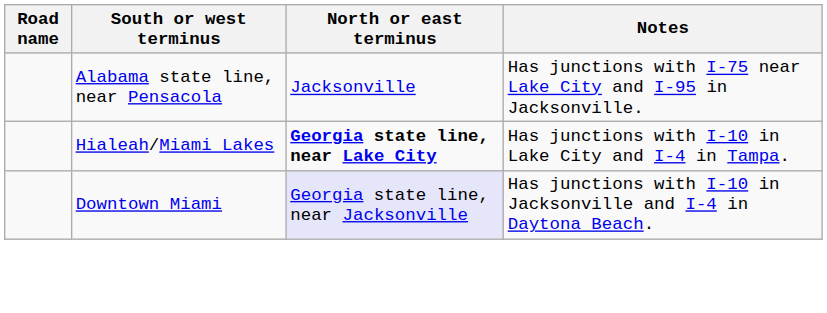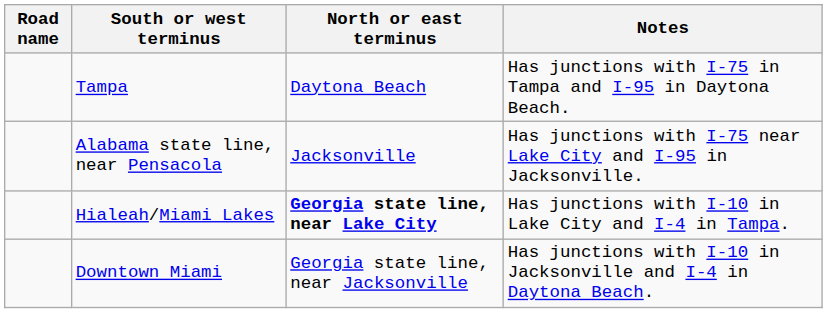+ row: (102, 87)
(390, 205) lavender background -> (390, 273) no background
